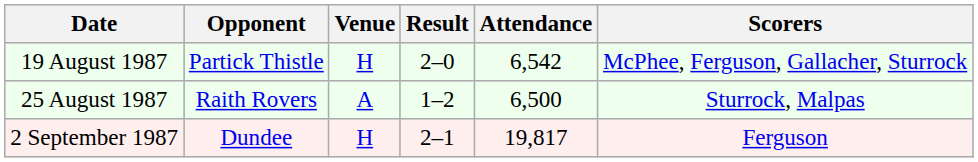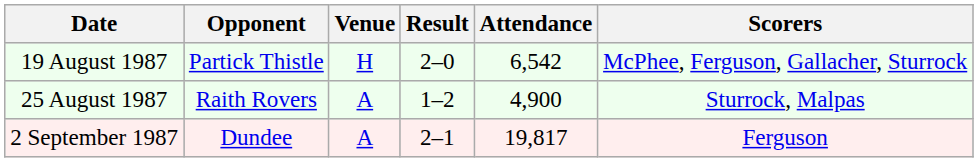(536, 99) 6,500 -> (536, 99) 4,900
(365, 138) H -> (365, 138) A
